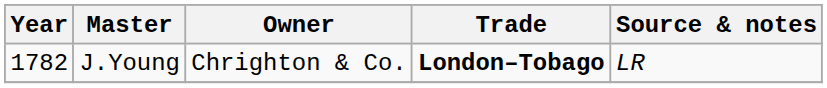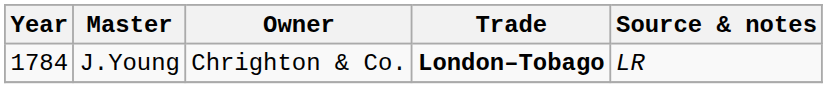(39, 63) 1782 -> (39, 63) 1784
